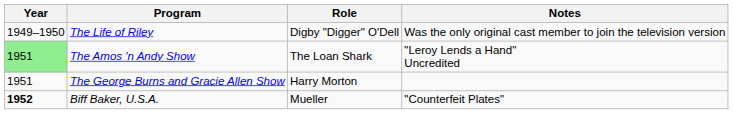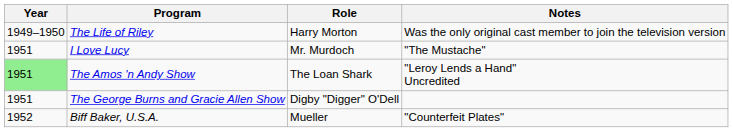(345, 31) Digby "Digger" O'Dell -> (324, 31) Harry Morton
+ row: (99, 50)
(324, 81) Harry Morton -> (345, 99) Digby "Digger" O'Dell
(20, 99) bold -> (20, 117) normal
